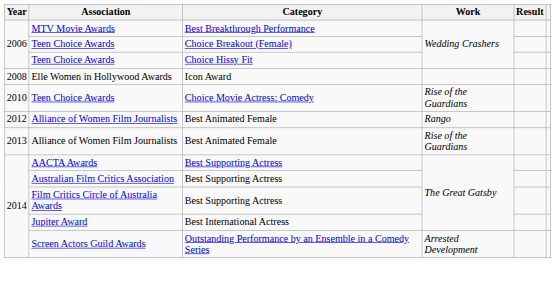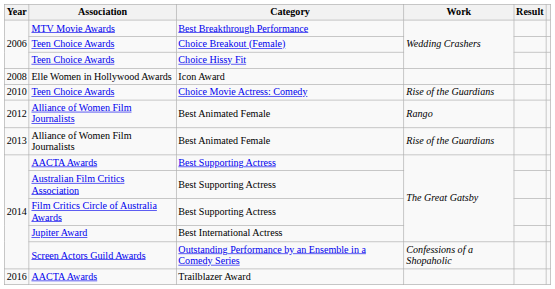(451, 244) Arrested Development -> (440, 255) Confessions of a Shopaholic
+ row: (64, 277)
